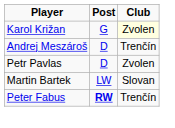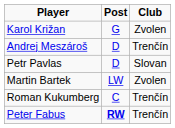(138, 30) lightyellow background -> (150, 30) no background
(138, 64) Zvolen -> (150, 64) Slovan
(138, 81) Slovan -> (150, 81) Zvolen
+ row: (53, 98)
